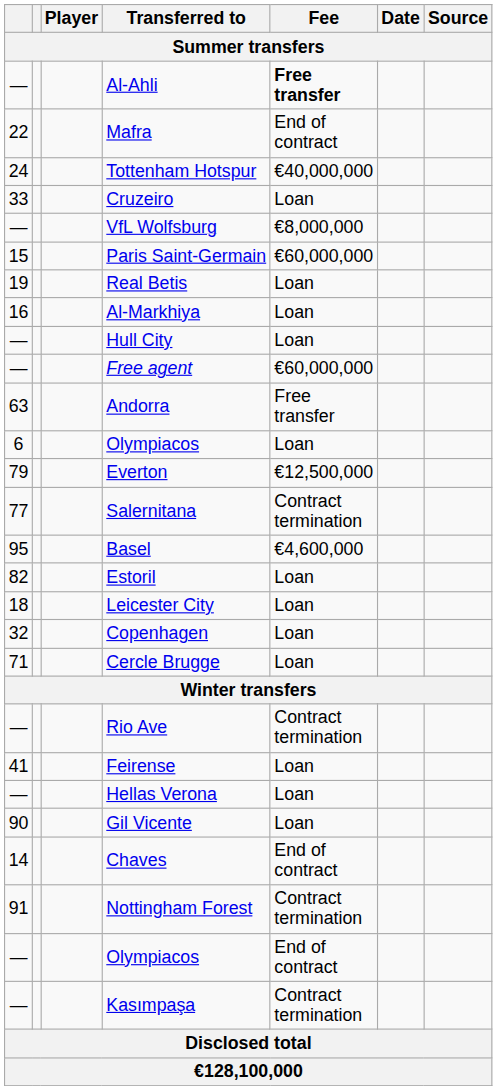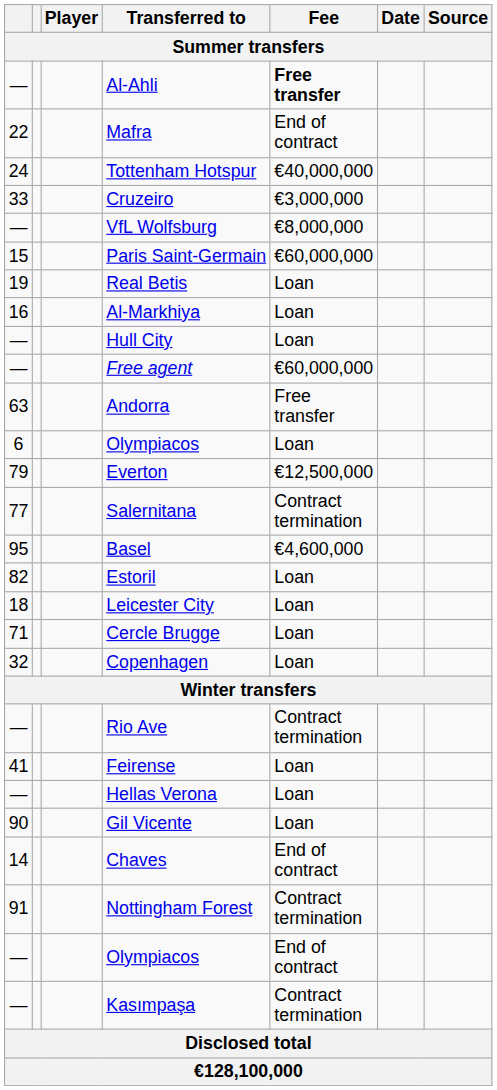(294, 199) Loan -> (319, 199) €3,000,000
rows swapped: (19, 633) <-> (19, 661)
